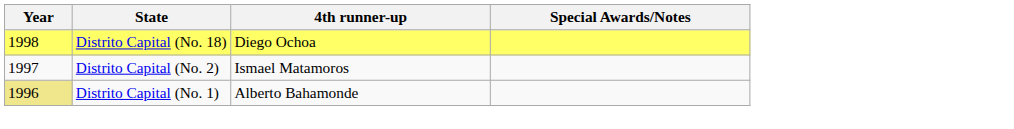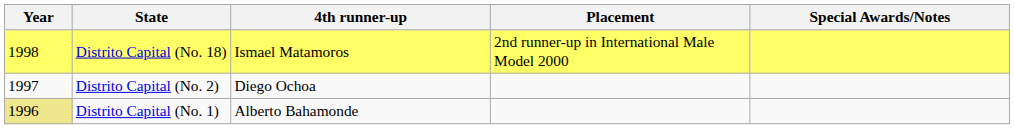+ column: (620, 17)
(275, 42) Diego Ochoa -> (292, 51) Ismael Matamoros
(292, 67) Ismael Matamoros -> (275, 86) Diego Ochoa
